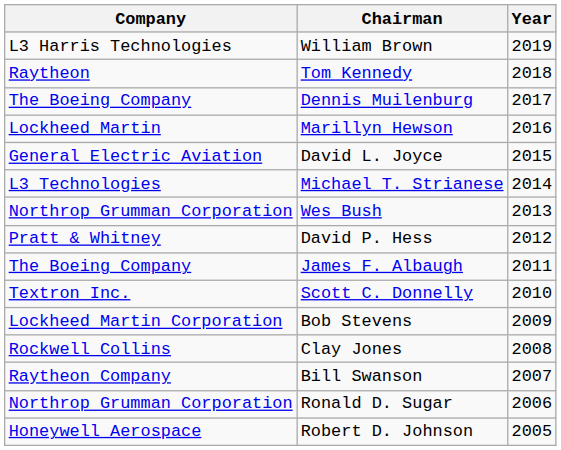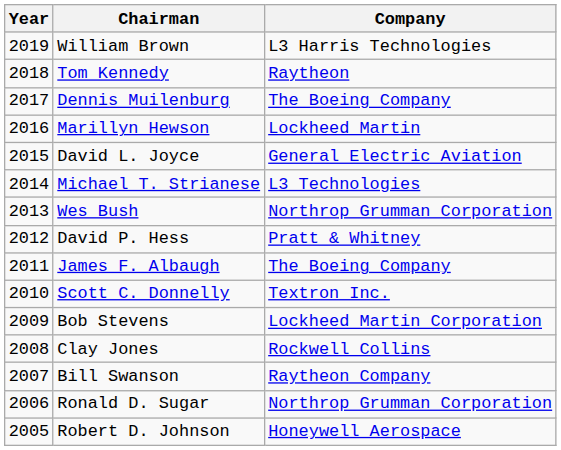columns swapped: (532, 18) <-> (151, 18)
